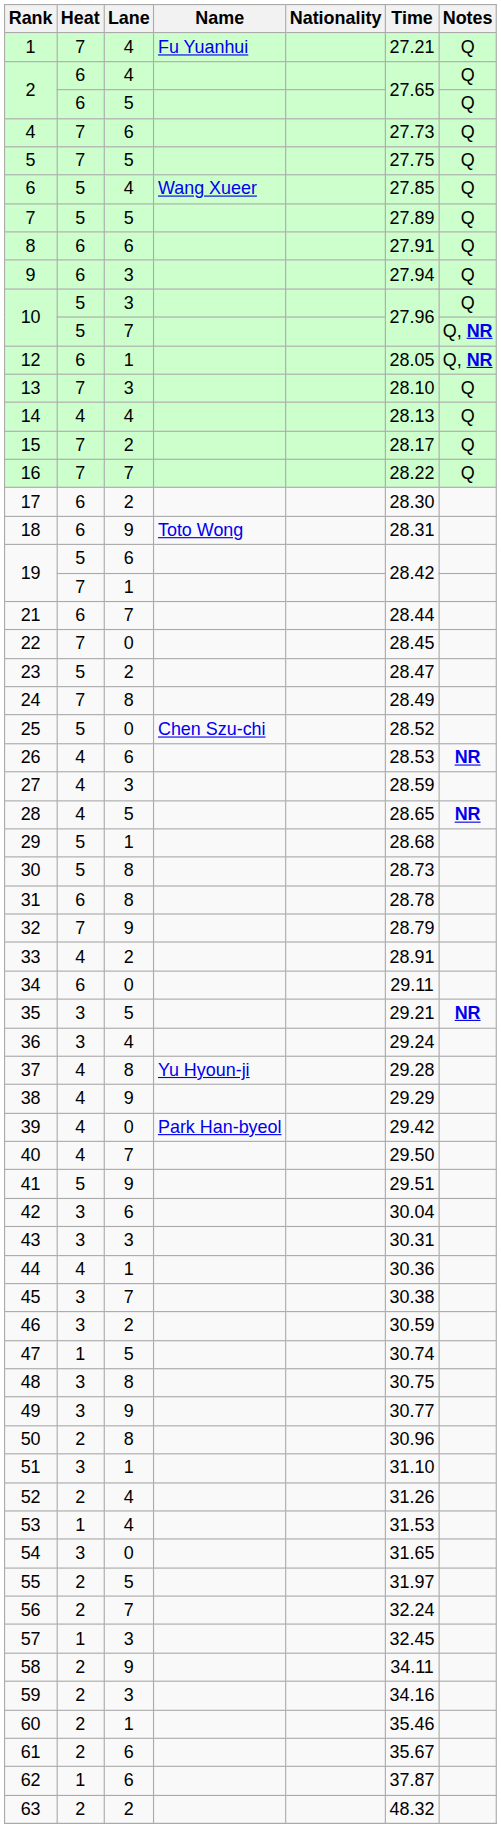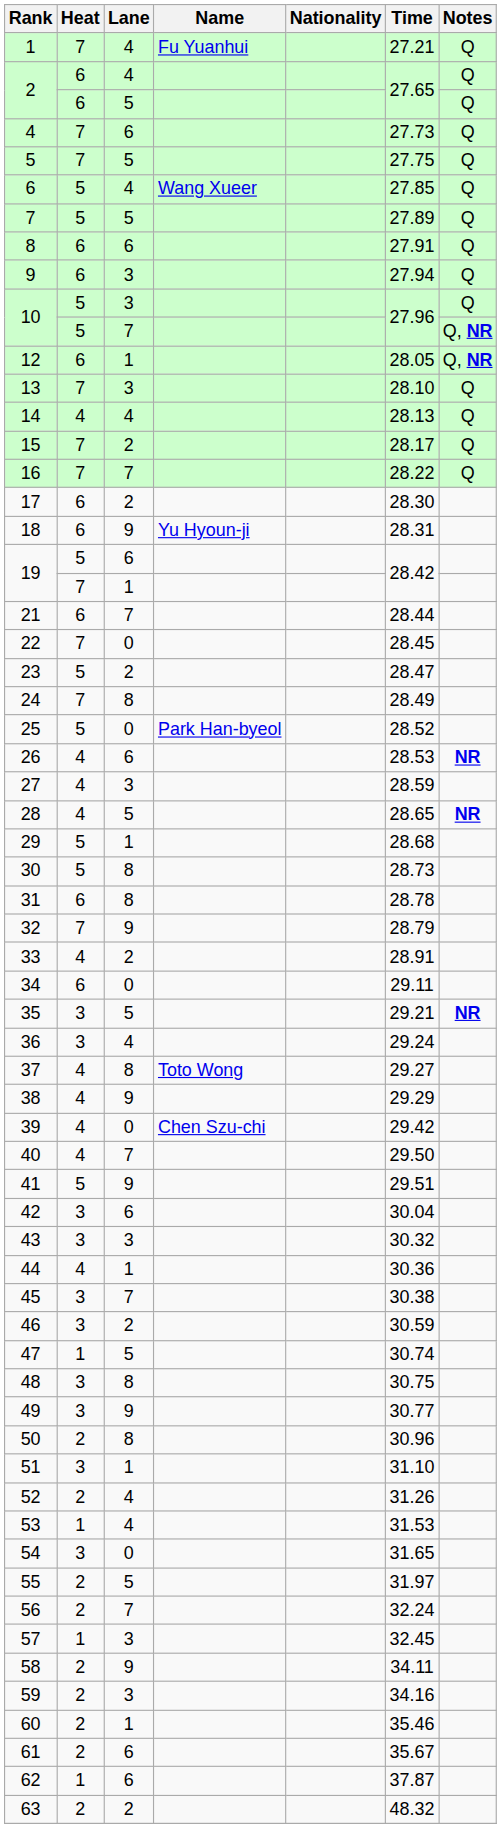(201, 530) Toto Wong -> (204, 530) Yu Hyoun-ji
(212, 729) Chen Szu-chi -> (220, 729) Park Han-byeol
(204, 1070) Yu Hyoun-ji -> (201, 1070) Toto Wong
(412, 1070) 29.28 -> (412, 1070) 29.27
(220, 1127) Park Han-byeol -> (212, 1127) Chen Szu-chi
(412, 1240) 30.31 -> (412, 1240) 30.32
